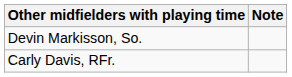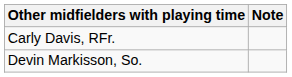rows swapped: (62, 60) <-> (75, 38)
